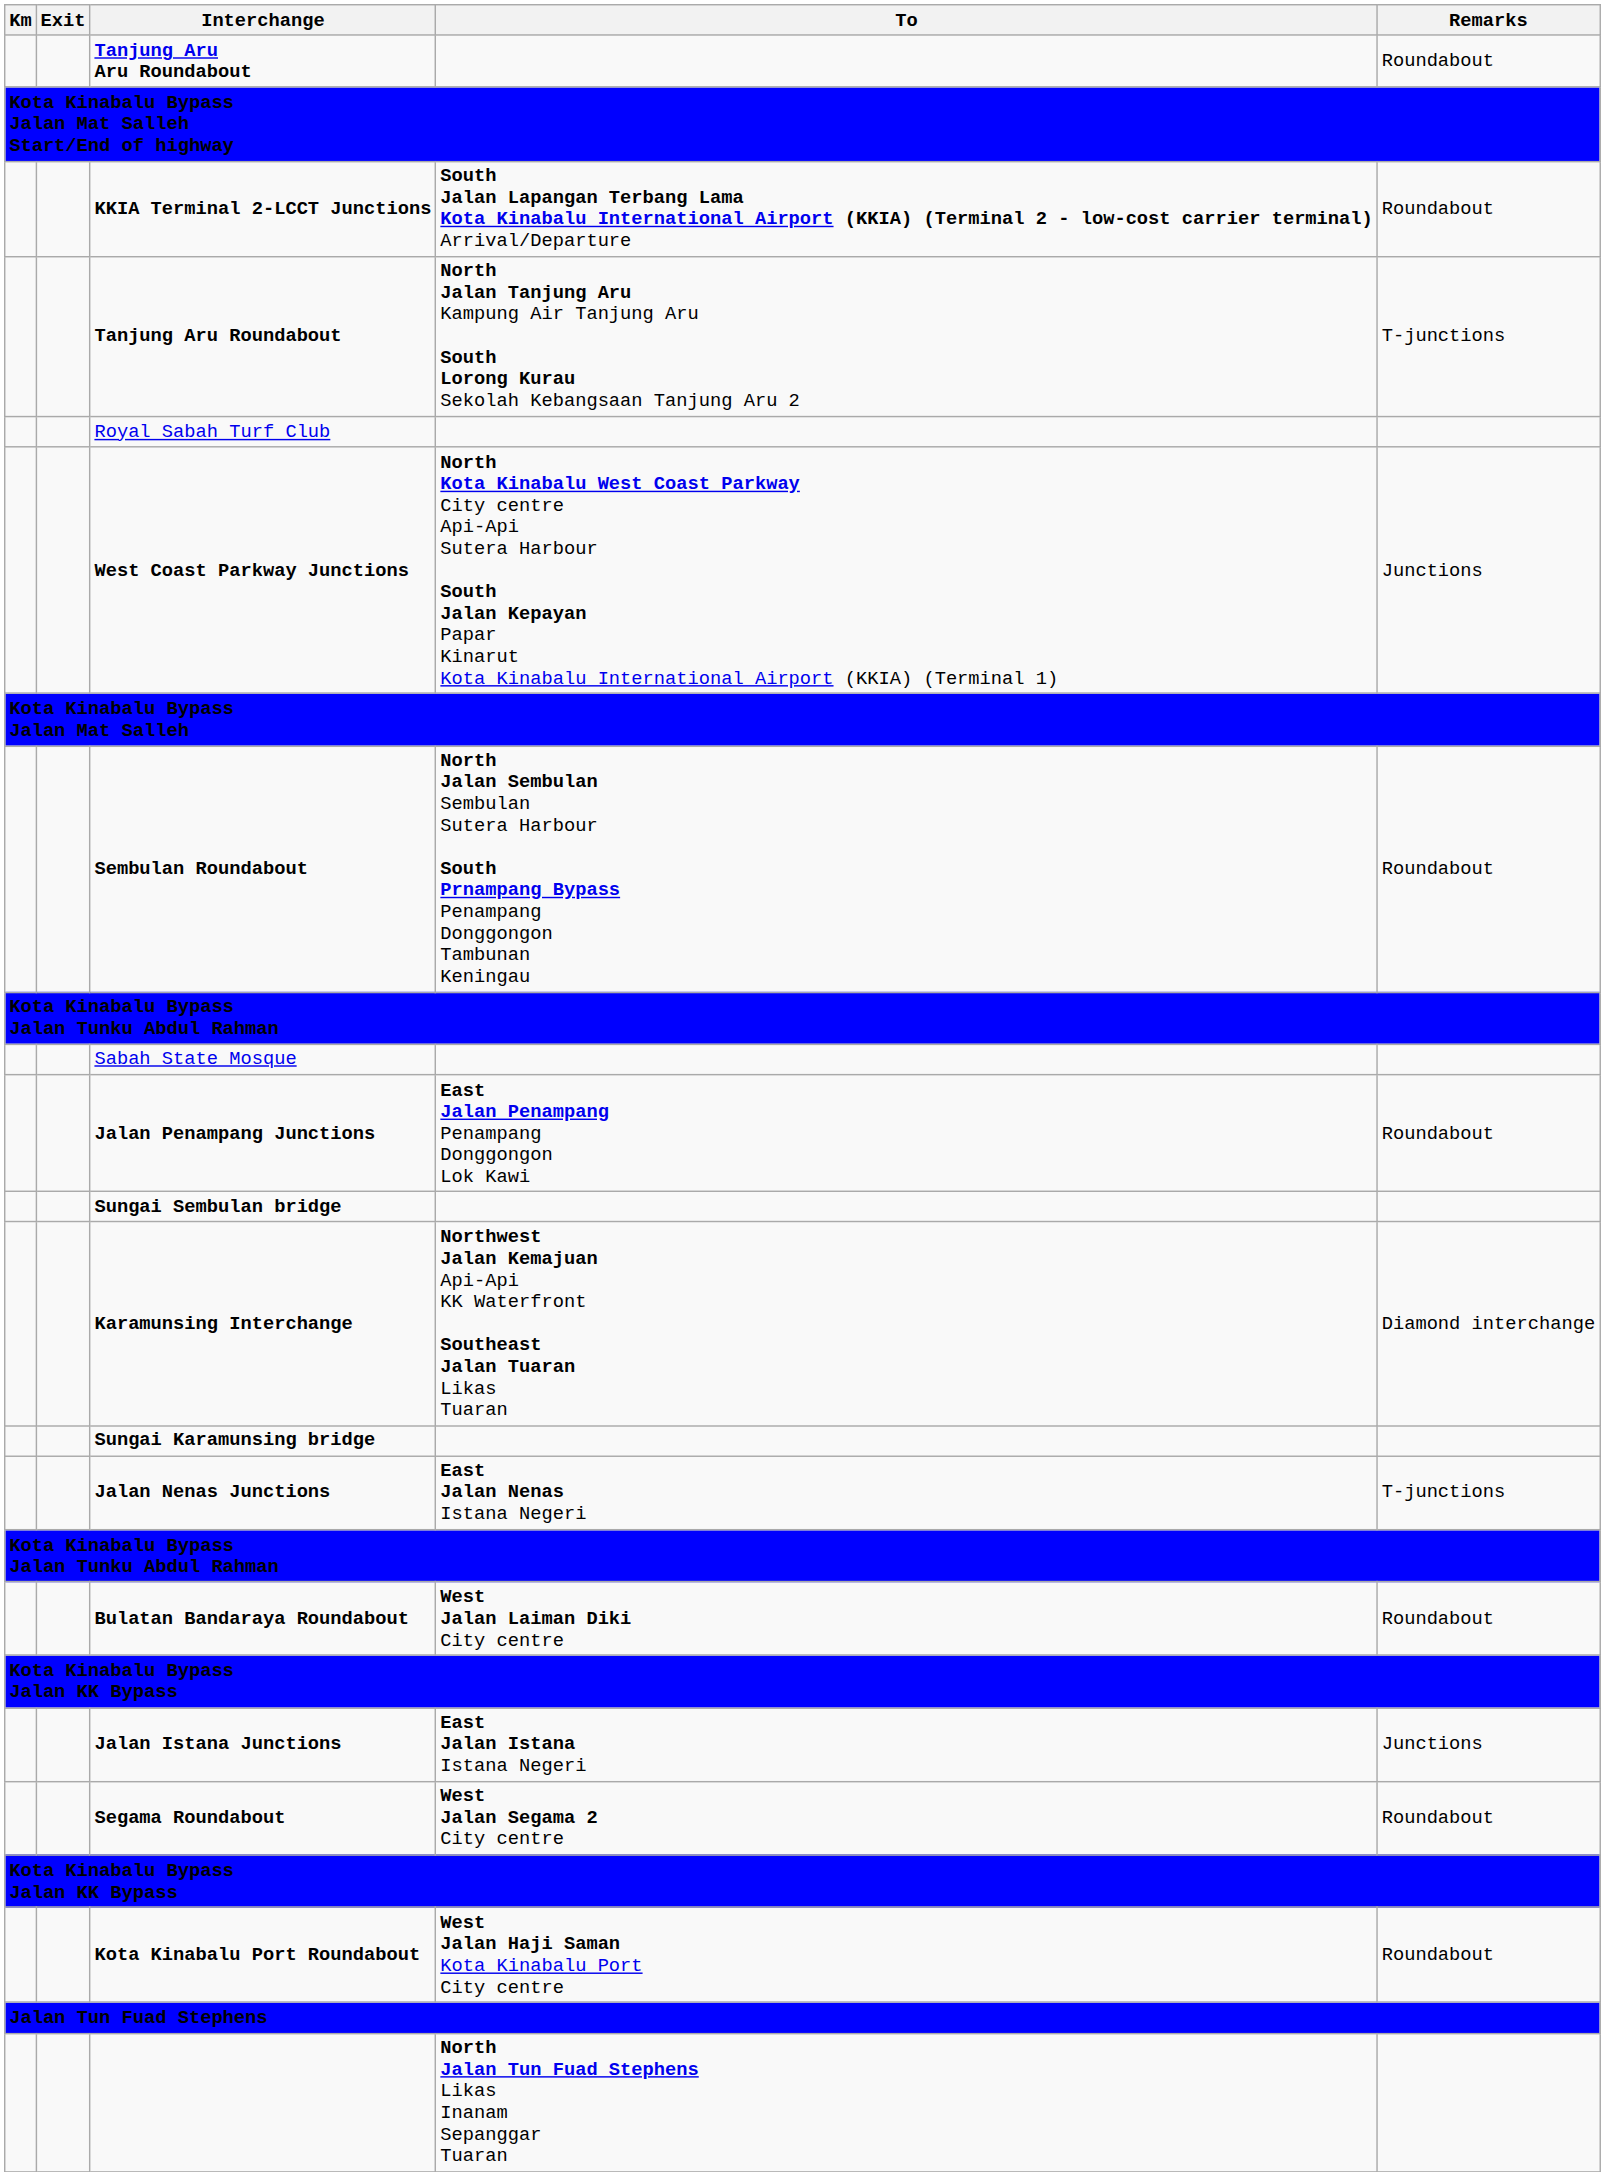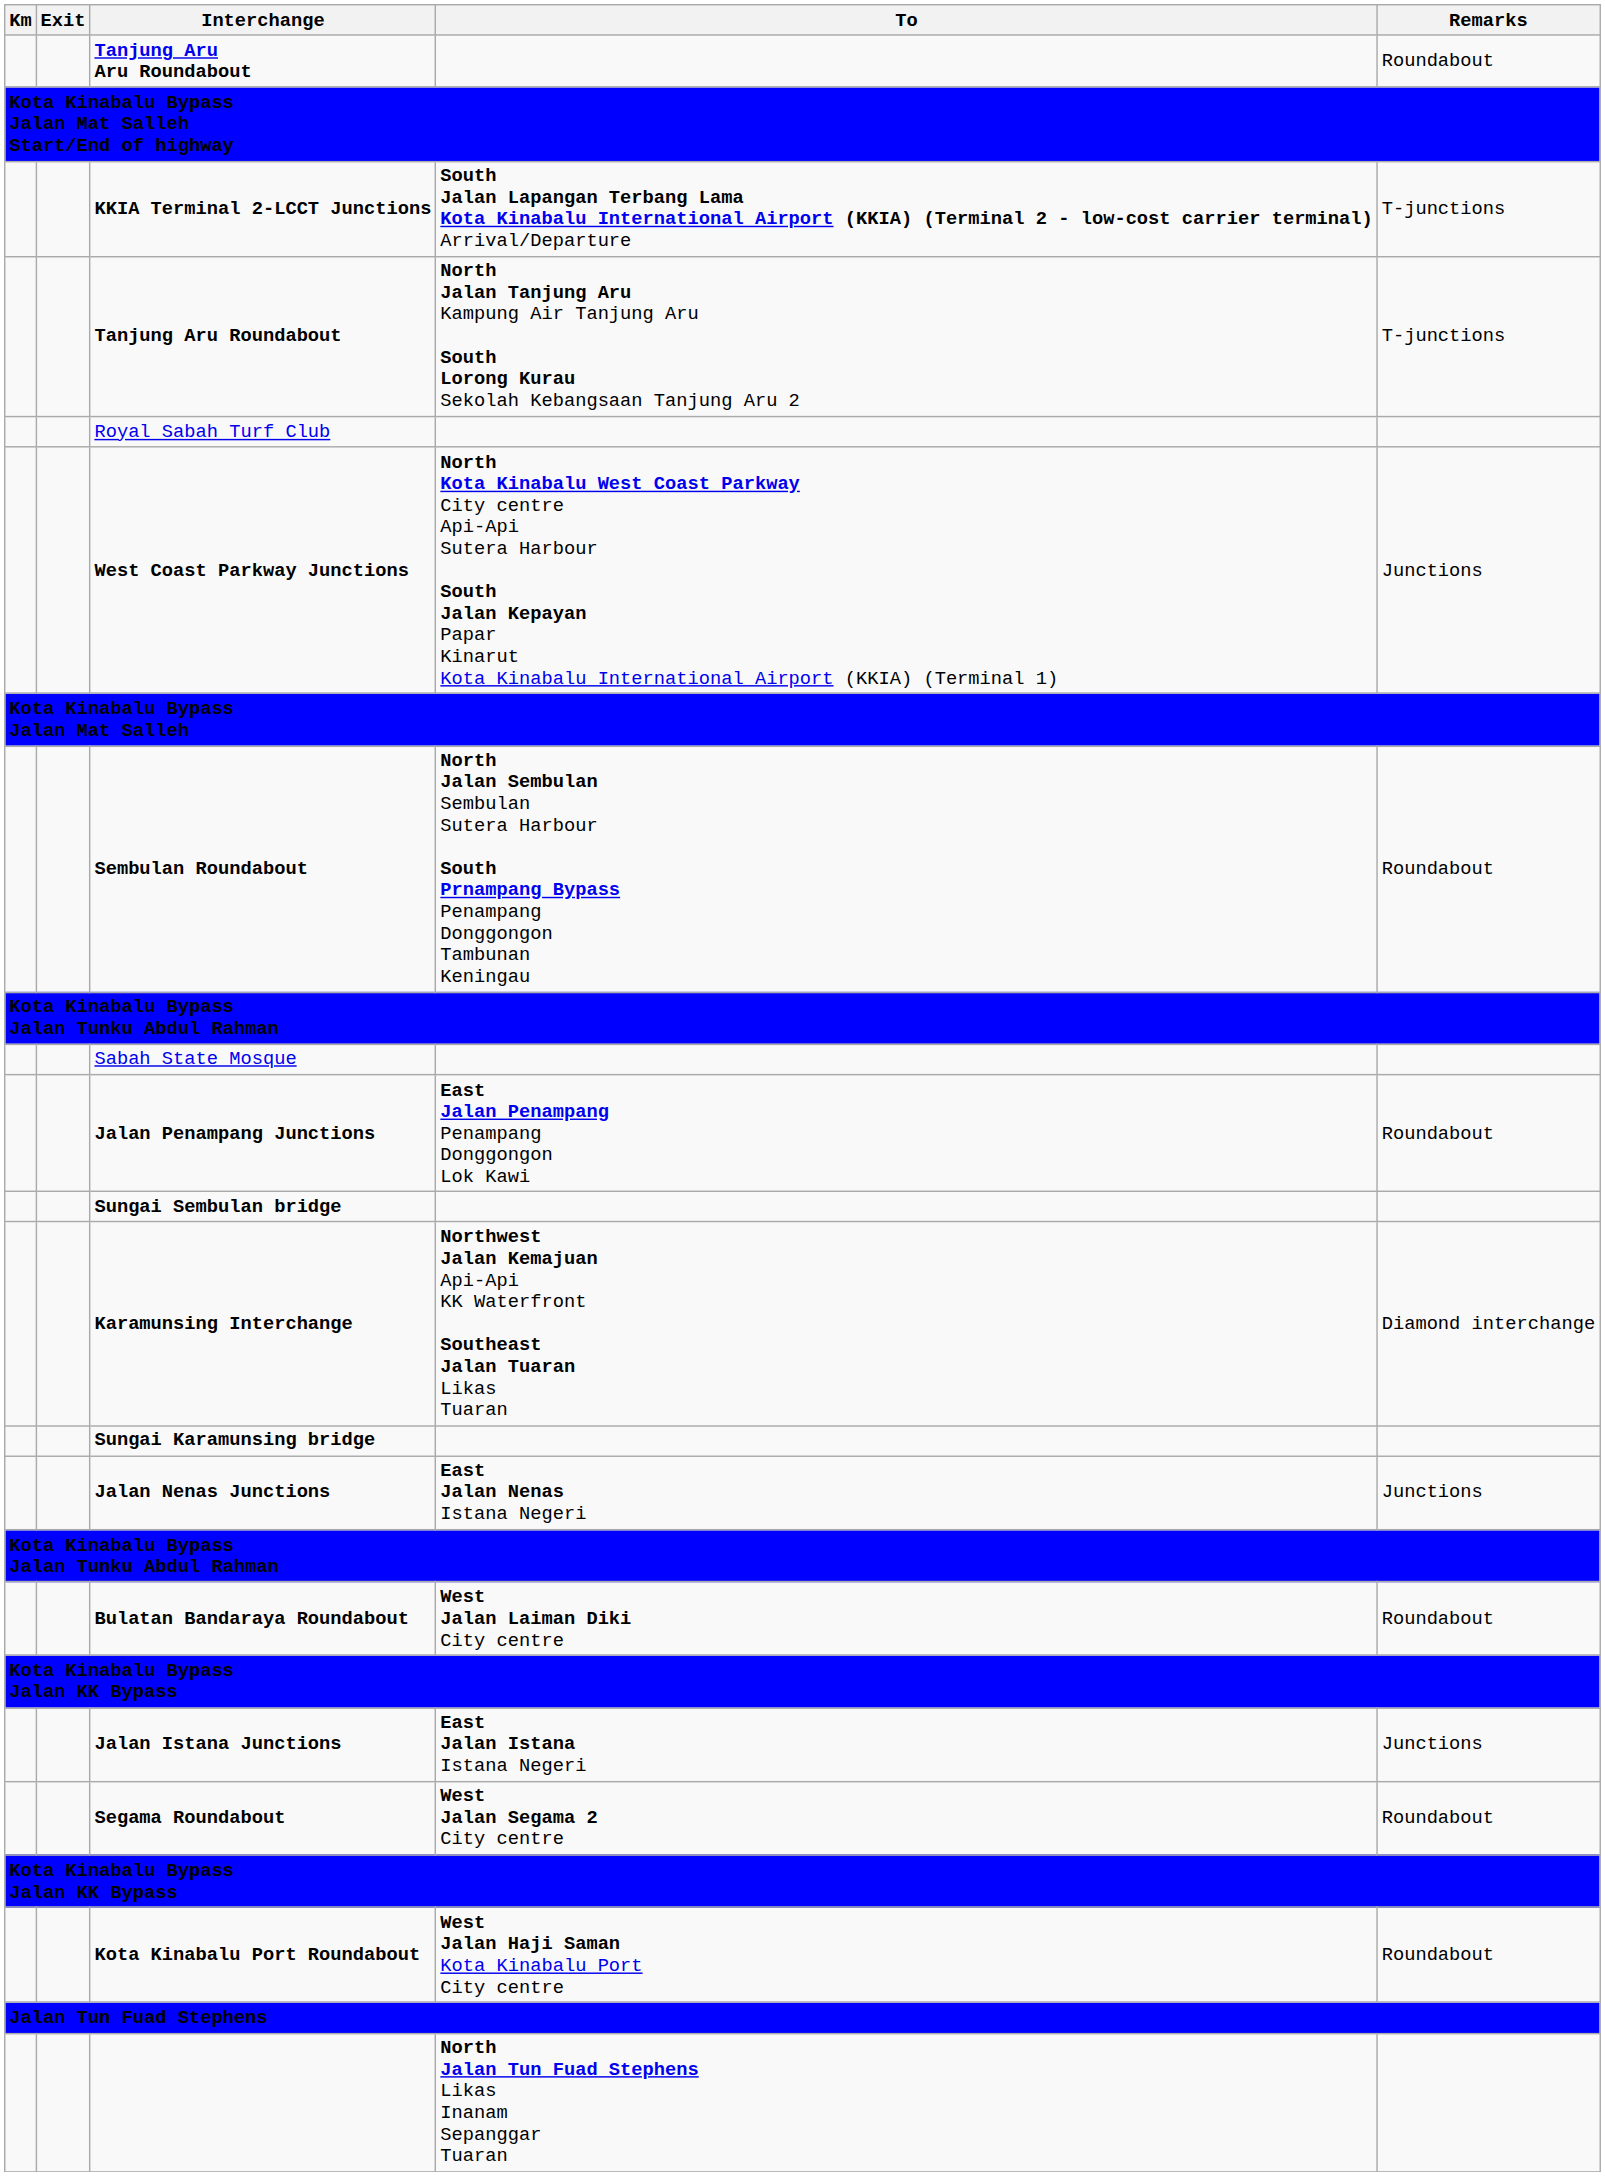(1438, 209) Roundabout -> (1443, 209) T-junctions
(1443, 1493) T-junctions -> (1432, 1493) Junctions
